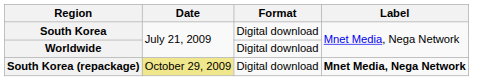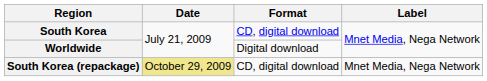(277, 31) Digital download -> (288, 31) CD, digital download
(277, 66) Digital download -> (288, 66) CD, digital download
(395, 66) bold -> (412, 66) normal
